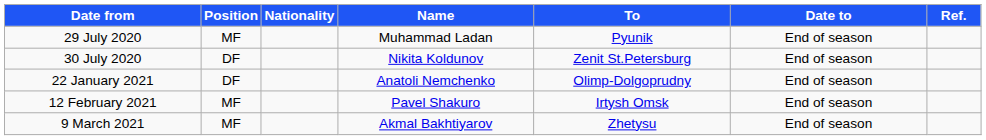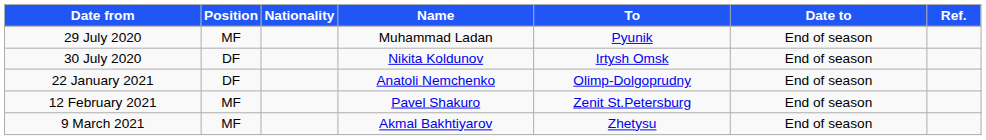(632, 59) Zenit St.Petersburg -> (632, 59) Irtysh Omsk
(632, 102) Irtysh Omsk -> (632, 102) Zenit St.Petersburg
